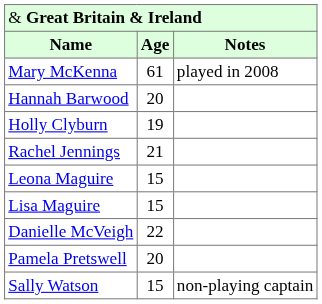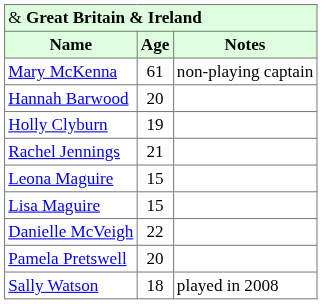(228, 71) played in 2008 -> (245, 71) non-playing captain
(155, 285) 15 -> (155, 285) 18
(245, 285) non-playing captain -> (228, 285) played in 2008
